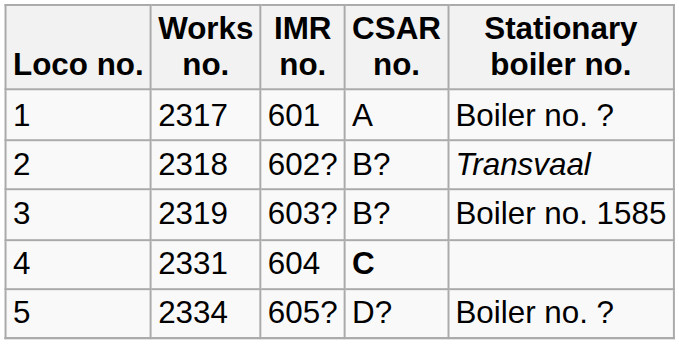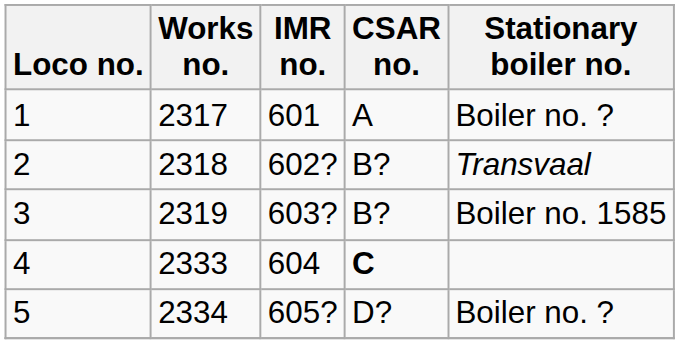(193, 263) 2331 -> (193, 263) 2333
